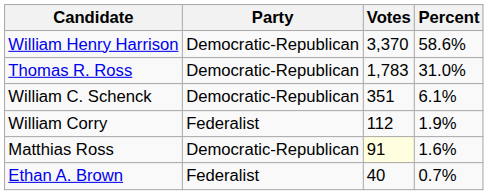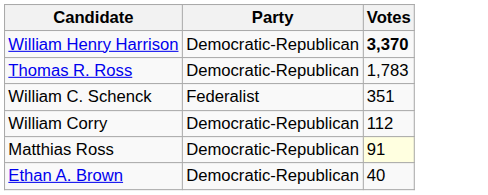- column: (449, 17)
(388, 44) normal -> (388, 44) bold
(273, 96) Democratic-Republican -> (223, 96) Federalist
(223, 123) Federalist -> (273, 123) Democratic-Republican
(223, 176) Federalist -> (273, 176) Democratic-Republican
